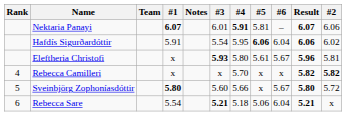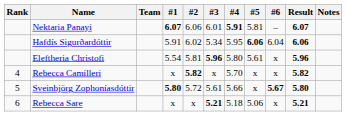columns swapped: (331, 12) <-> (196, 12)
(220, 42) 5.54 -> (214, 42) 5.34
(173, 58) x -> (173, 58) 5.54
(220, 58) 5.93 -> (214, 58) 5.96
(281, 58) 5.67 -> (276, 58) x
(220, 88) 5.60 -> (214, 88) 5.61
(281, 88) normal -> (276, 88) bold
(173, 104) 5.54 -> (173, 104) x
(281, 104) 6.04 -> (276, 104) x
